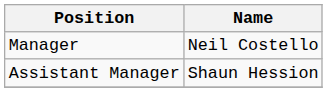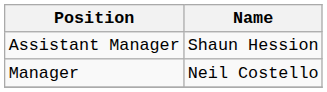rows swapped: (44, 46) <-> (94, 73)
